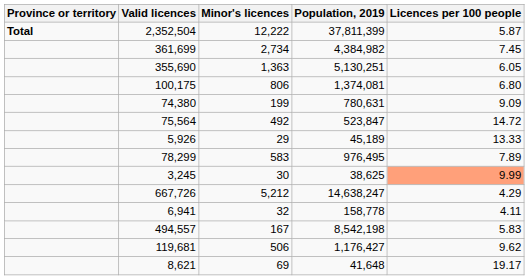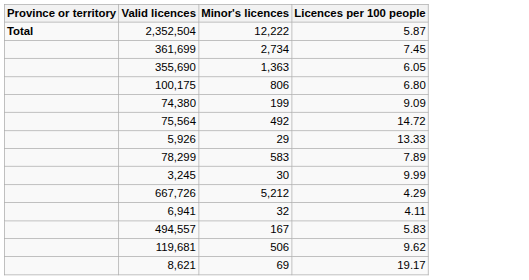- column: (339, 13)
(510, 175) lightsalmon background -> (415, 175) no background
